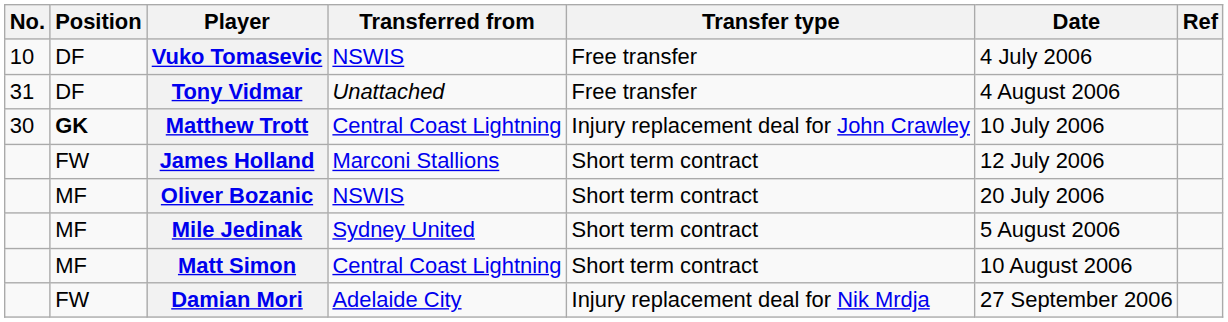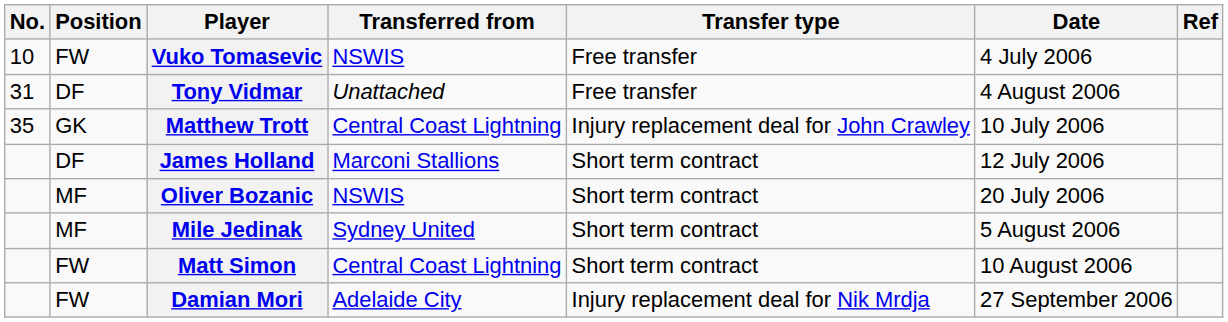(70, 56) DF -> (72, 56) FW
(22, 126) 30 -> (22, 126) 35
(72, 126) bold -> (71, 126) normal
(72, 160) FW -> (70, 160) DF
(71, 265) MF -> (72, 265) FW
